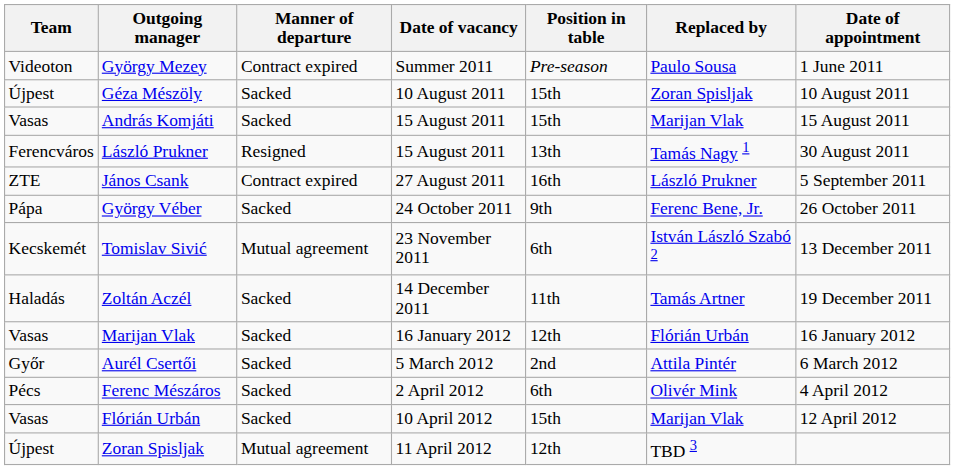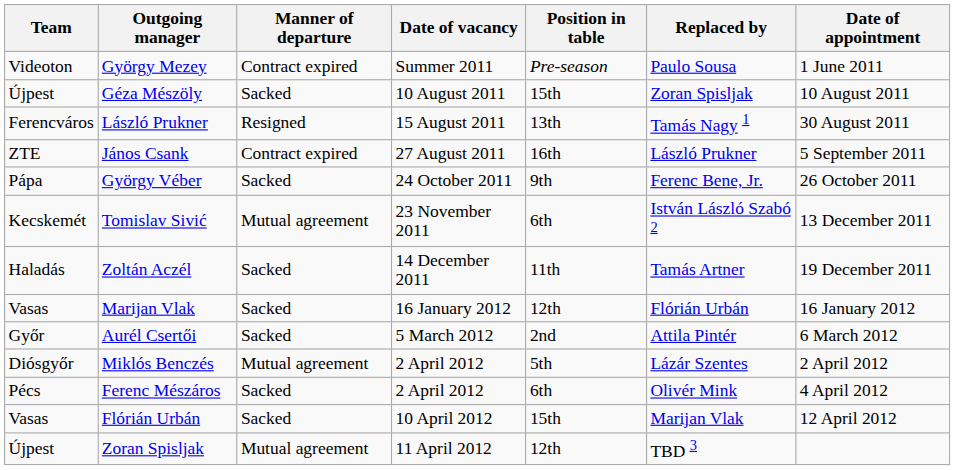- row: (158, 120)
+ row: (158, 363)
